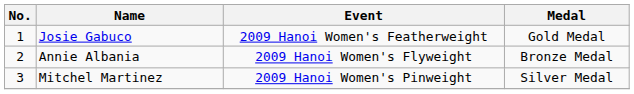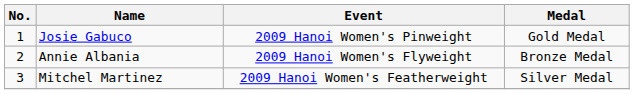(364, 36) 2009 Hanoi Women's Featherweight -> (364, 36) 2009 Hanoi Women's Pinweight
(364, 78) 2009 Hanoi Women's Pinweight -> (364, 78) 2009 Hanoi Women's Featherweight
